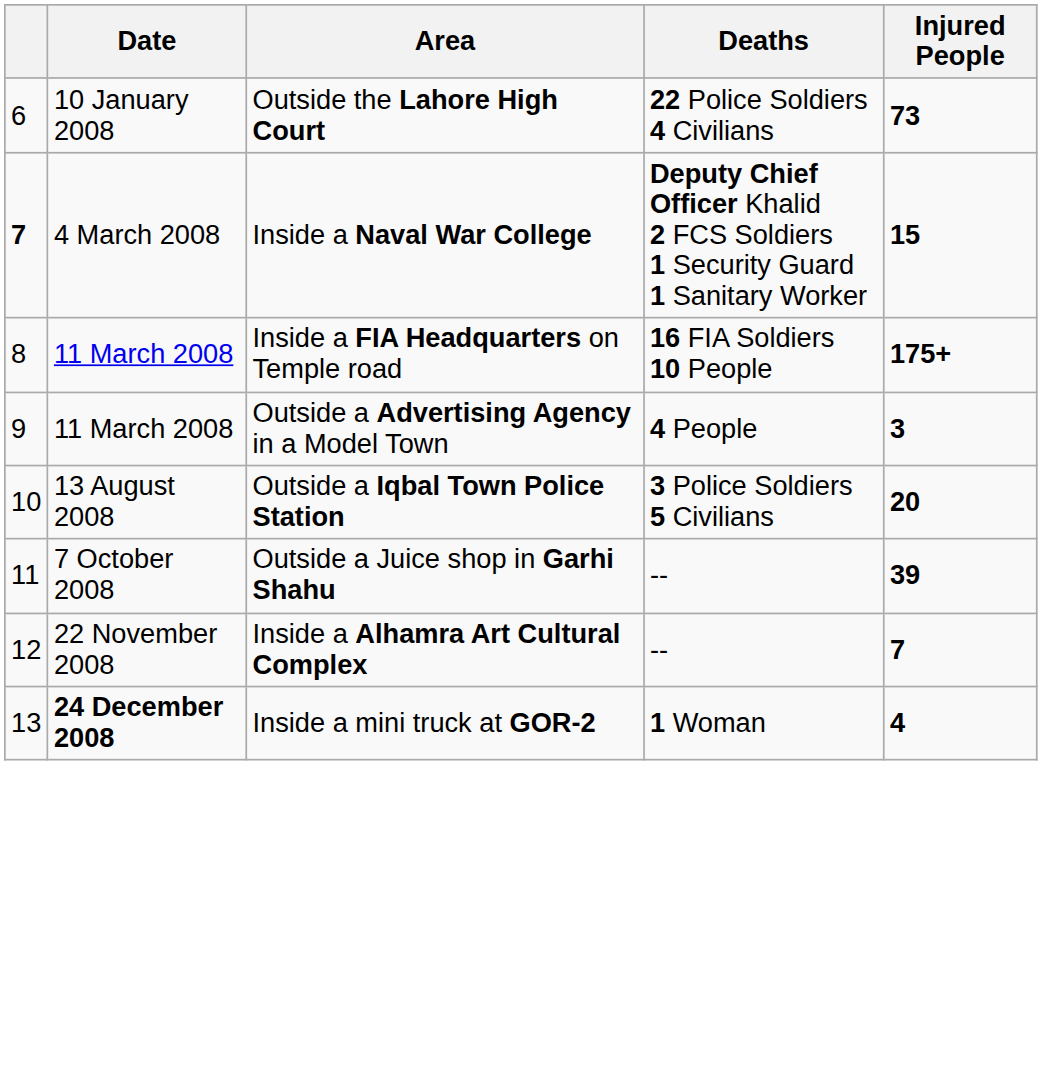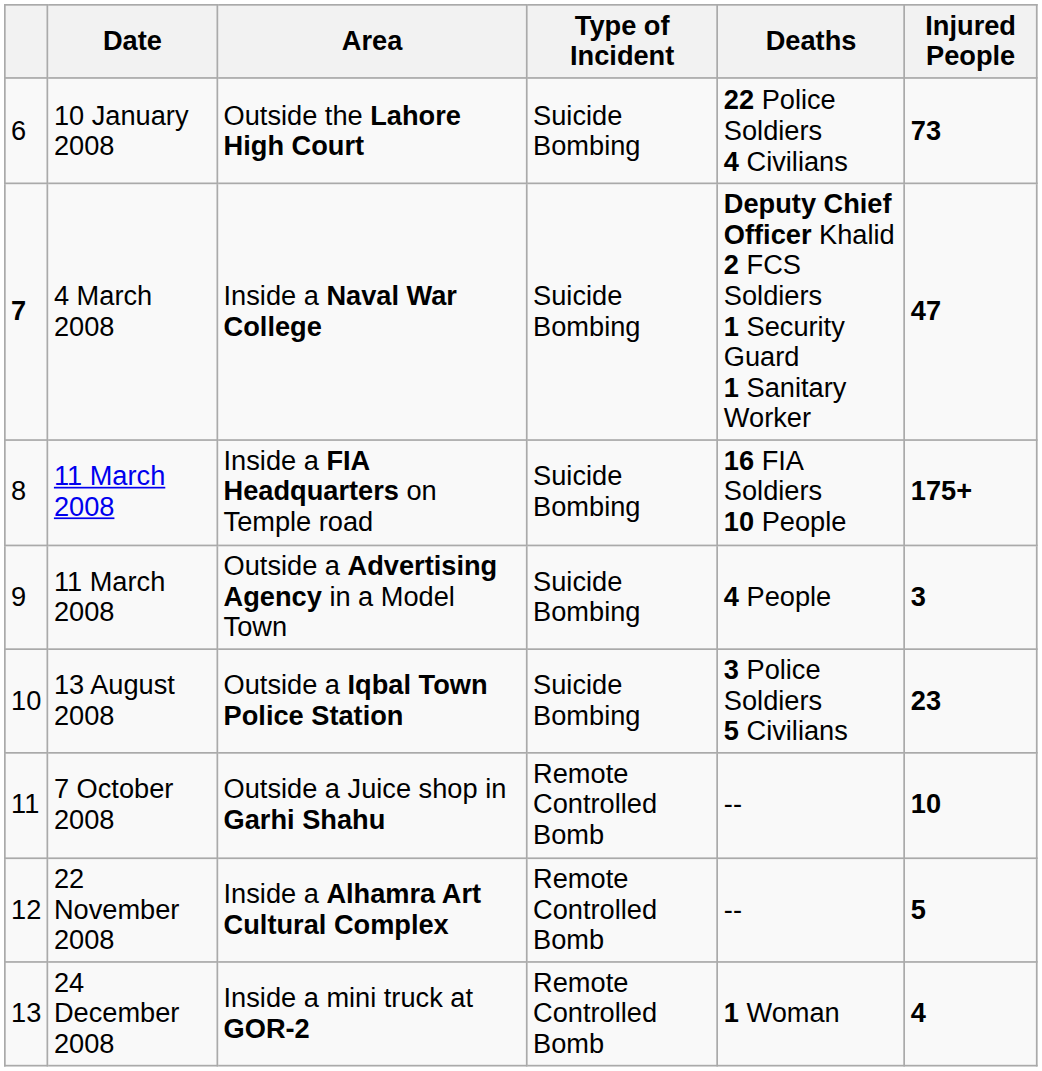+ column: (622, 41)
(905, 234) 15 -> (926, 311) 47
(905, 501) 20 -> (926, 700) 23
(905, 575) 39 -> (926, 805) 10
(897, 649) 7 -> (918, 909) 5
(139, 723) bold -> (117, 1013) normal
